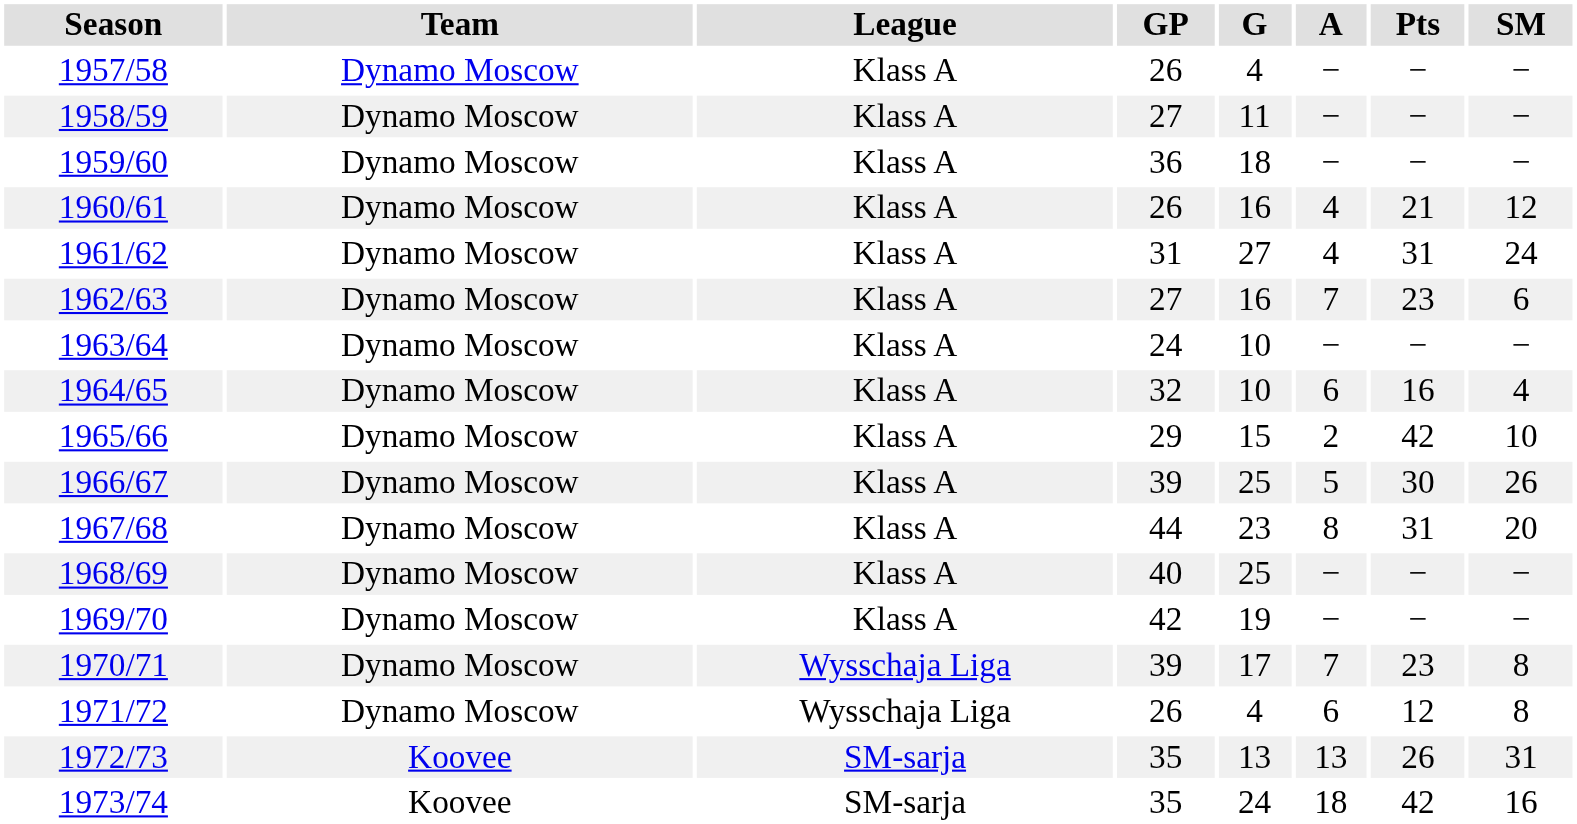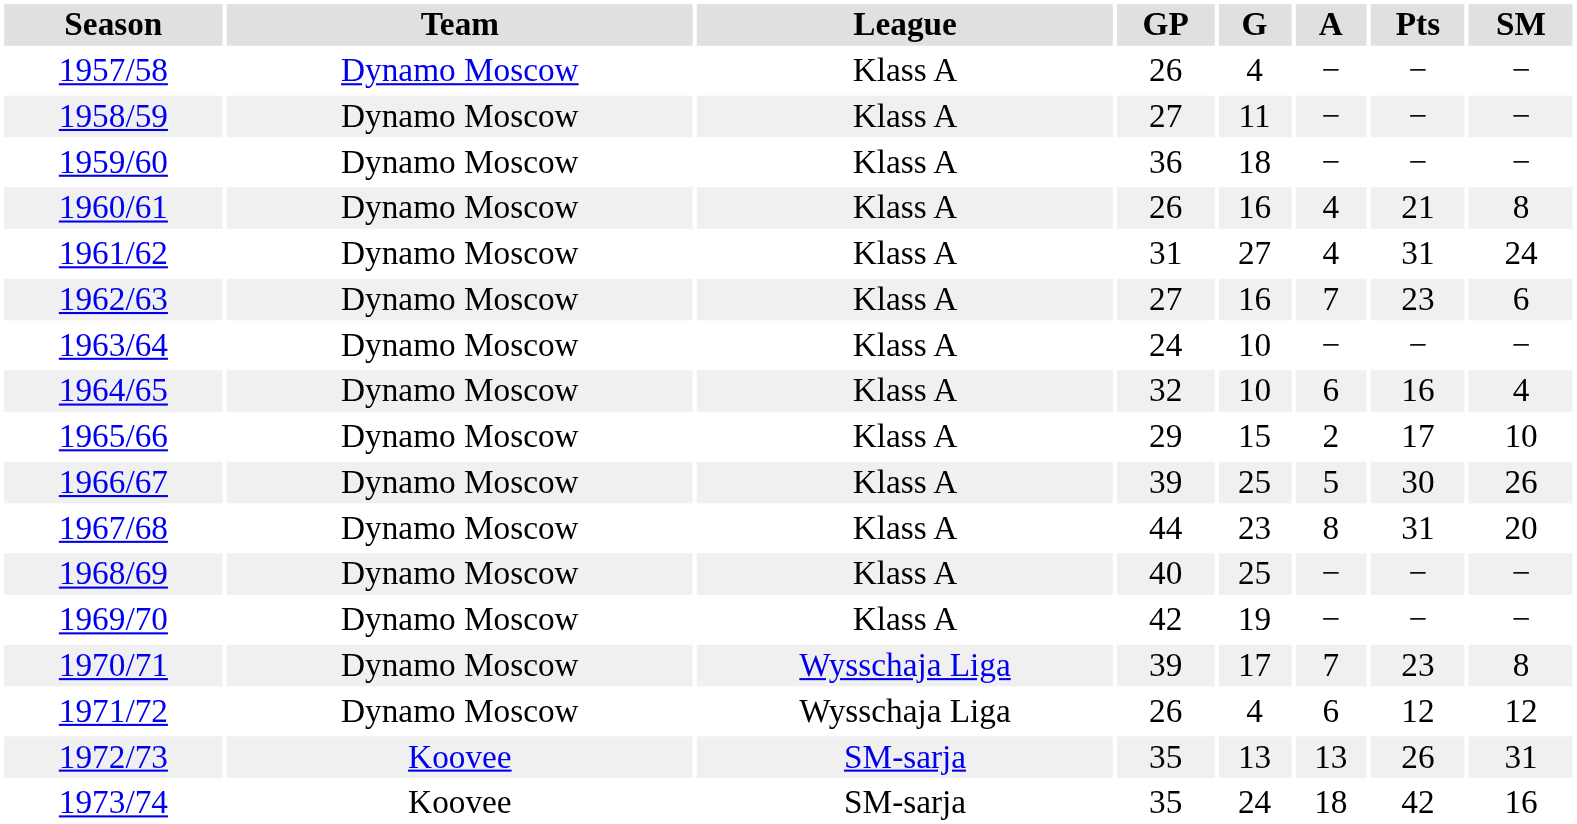(1521, 207) 12 -> (1521, 207) 8
(1418, 436) 42 -> (1418, 436) 17
(1521, 710) 8 -> (1521, 710) 12
